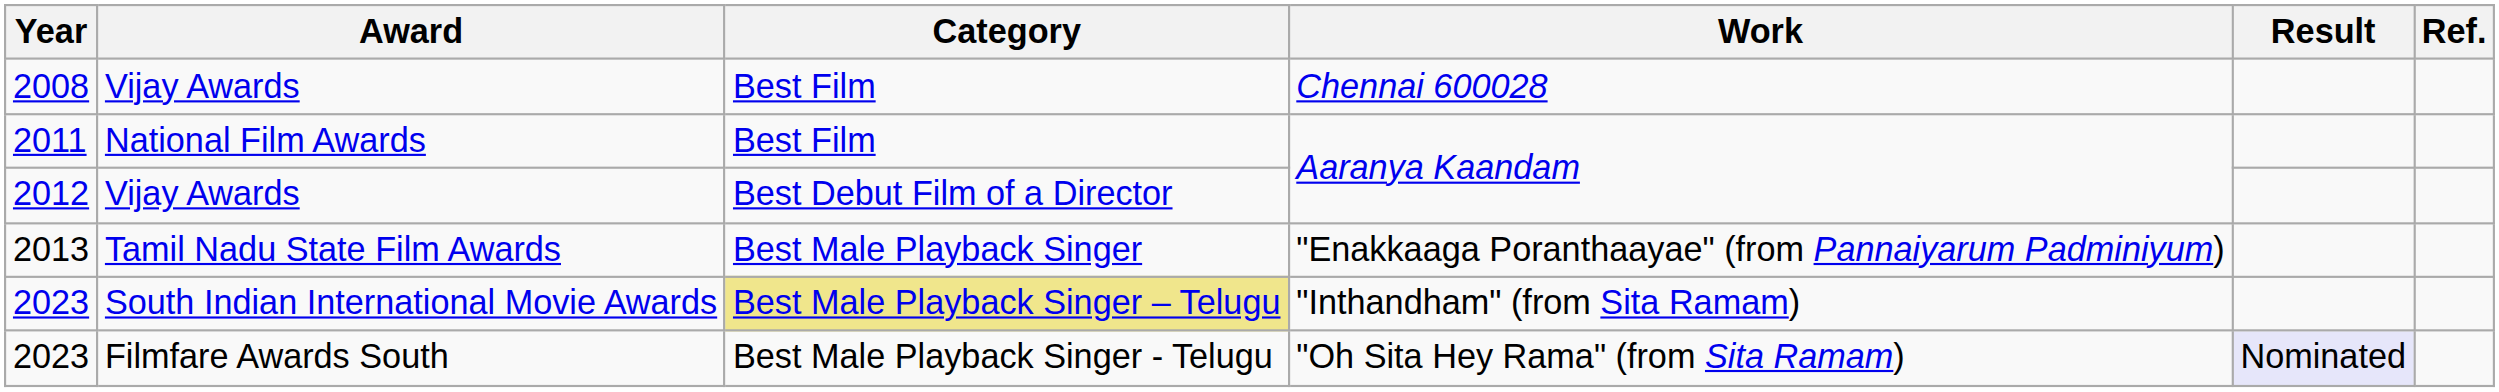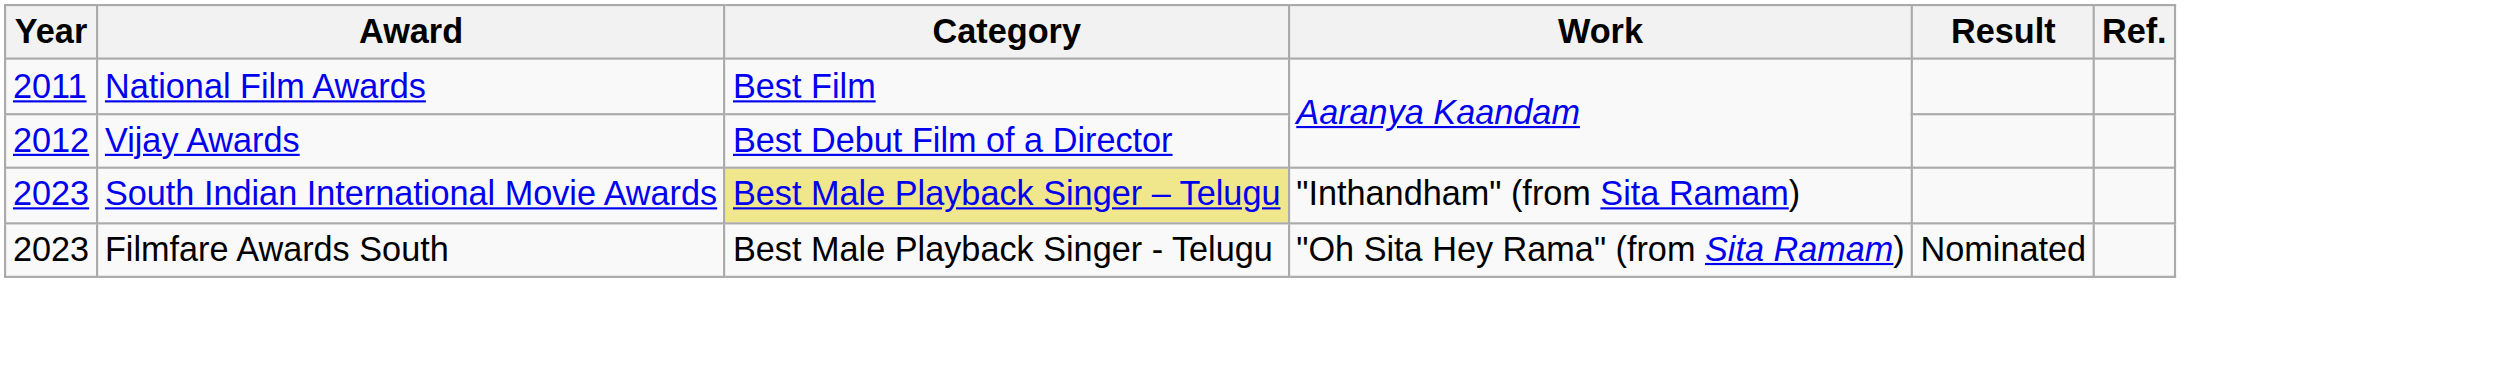- row: (51, 85)
- row: (51, 248)
(2323, 357) lavender background -> (2003, 248) no background
